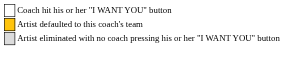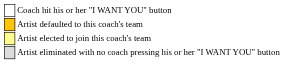+ row: (84, 38)
